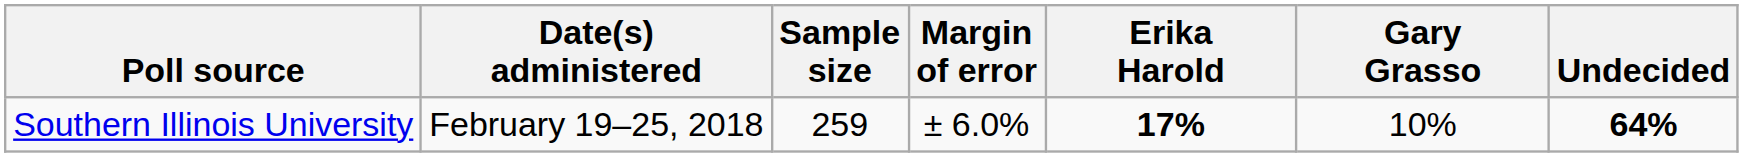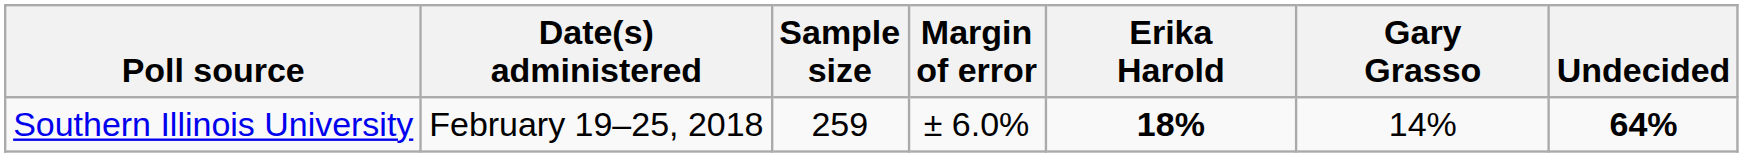(1171, 124) 17% -> (1171, 124) 18%
(1423, 124) 10% -> (1423, 124) 14%
